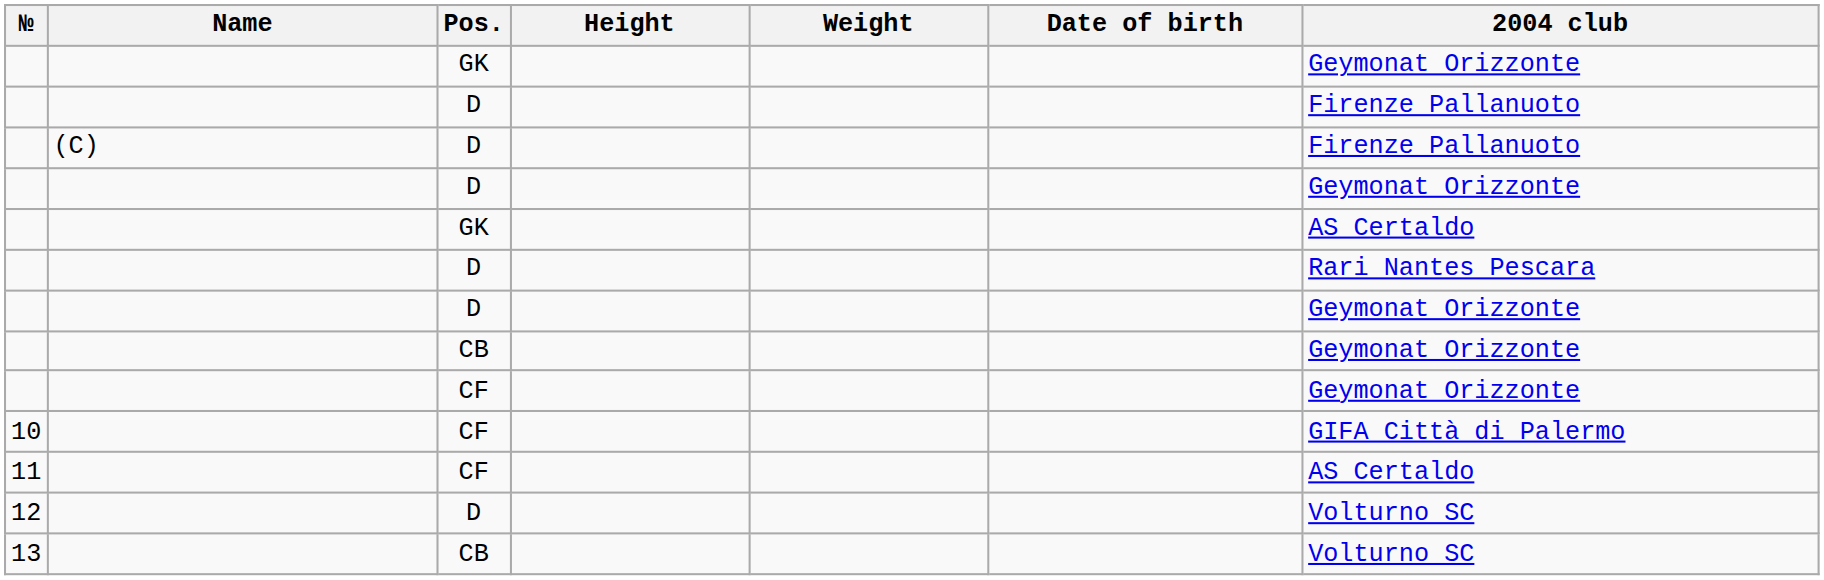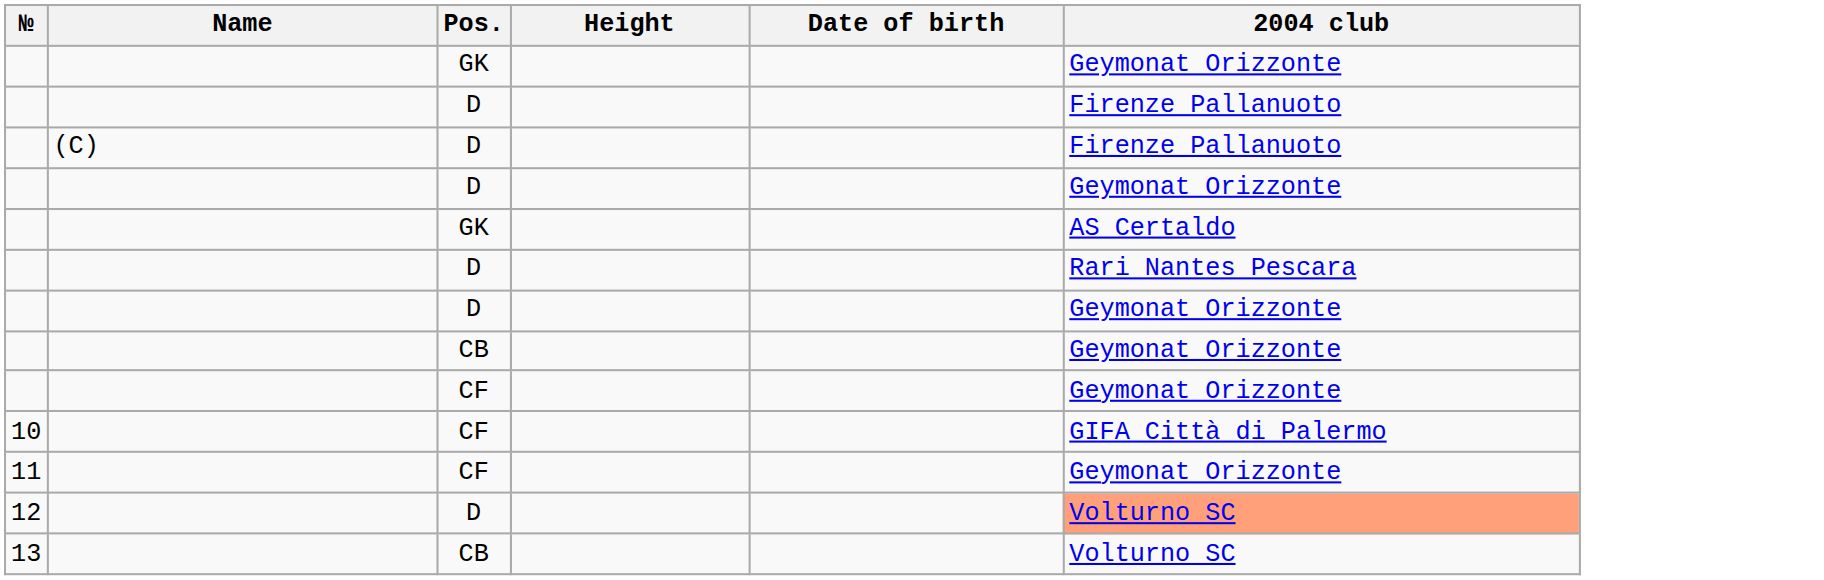- column: (868, 26)
(1391, 473) AS Certaldo -> (1205, 473) Geymonat Orizzonte
(1391, 514) no background -> (1152, 514) lightsalmon background
